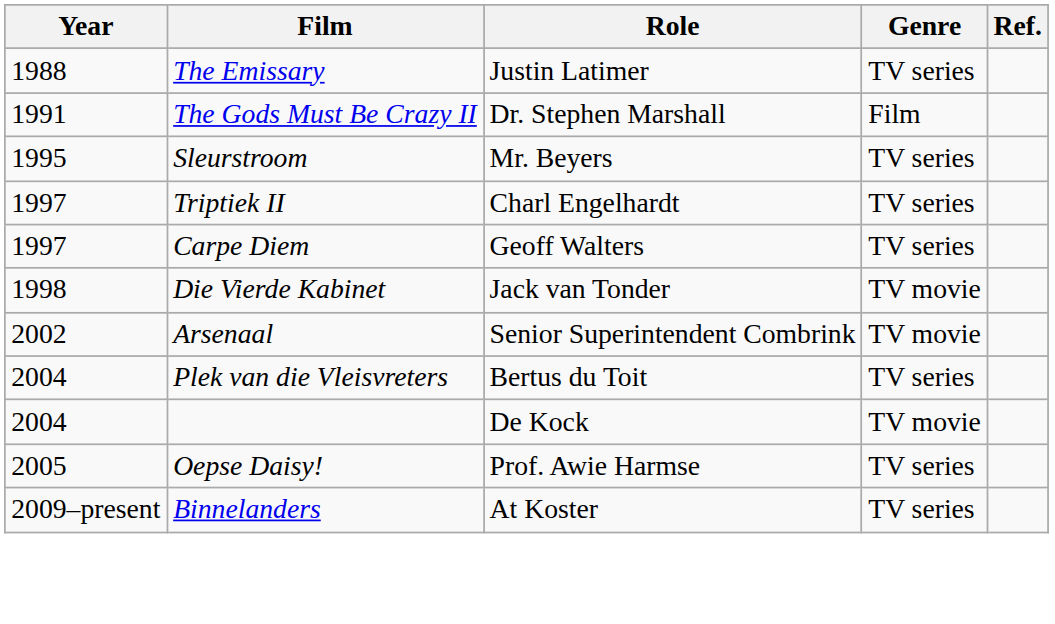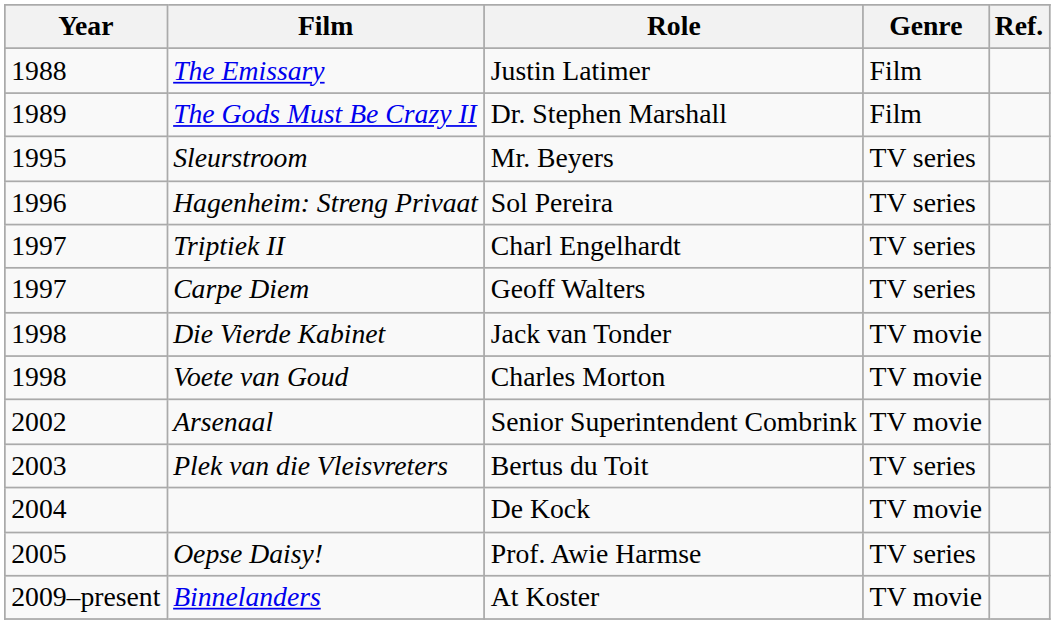(921, 70) TV series -> (896, 70) Film
(39, 114) 1991 -> (39, 114) 1989
+ row: (326, 202)
+ row: (261, 377)
(39, 377) 2004 -> (39, 465) 2003
(921, 509) TV series -> (926, 597) TV movie
